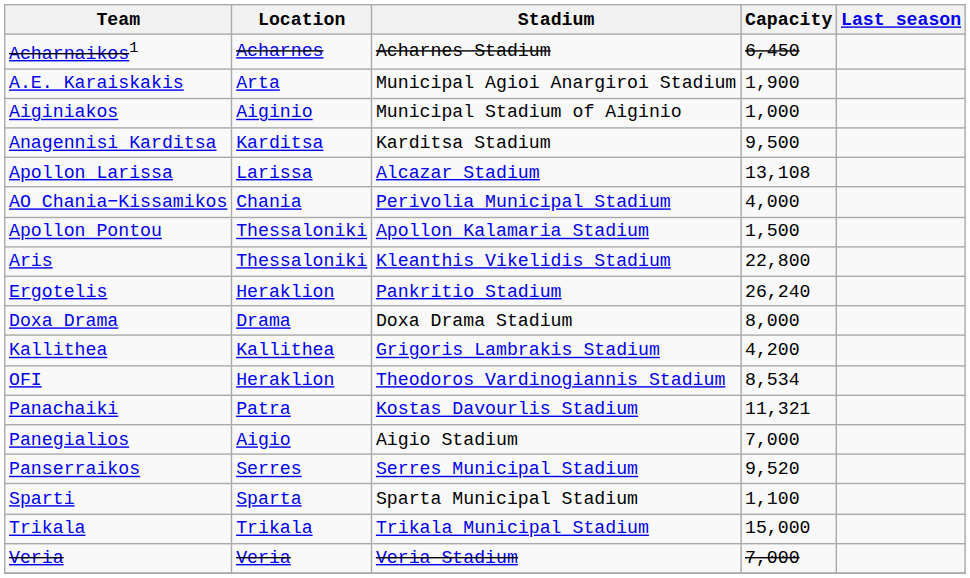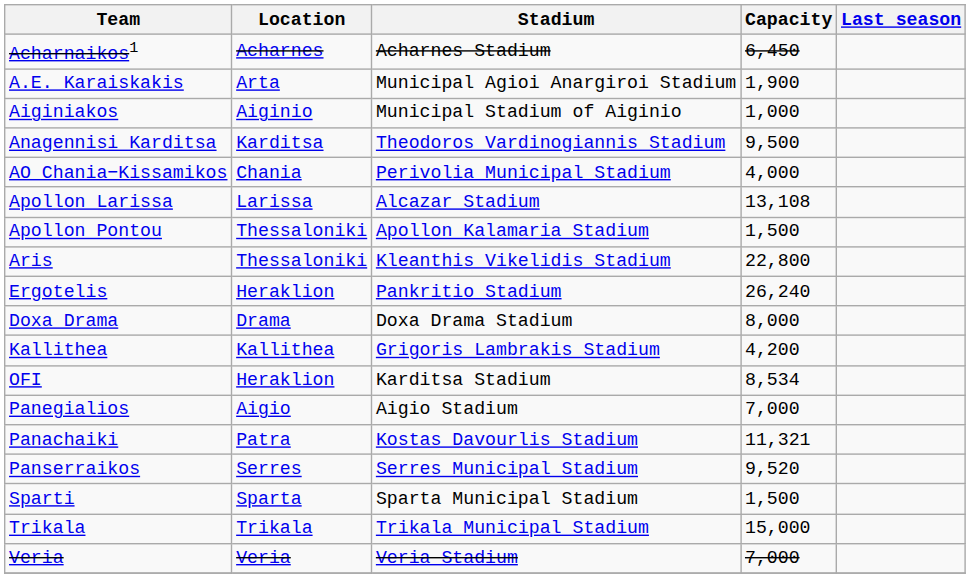(463, 143) Karditsa Stadium -> (551, 143) Theodoros Vardinogiannis Stadium
rows swapped: (118, 202) <-> (91, 173)
(551, 380) Theodoros Vardinogiannis Stadium -> (463, 380) Karditsa Stadium
rows swapped: (64, 410) <-> (69, 439)
(772, 499) 1,100 -> (772, 499) 1,500
